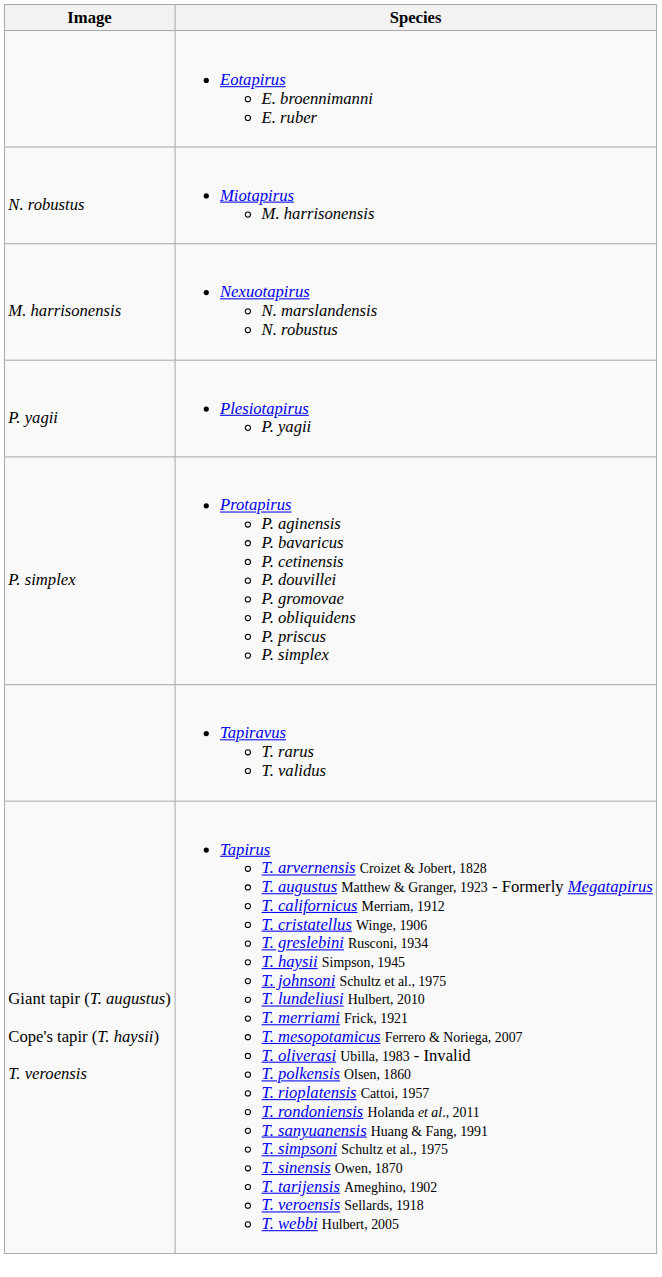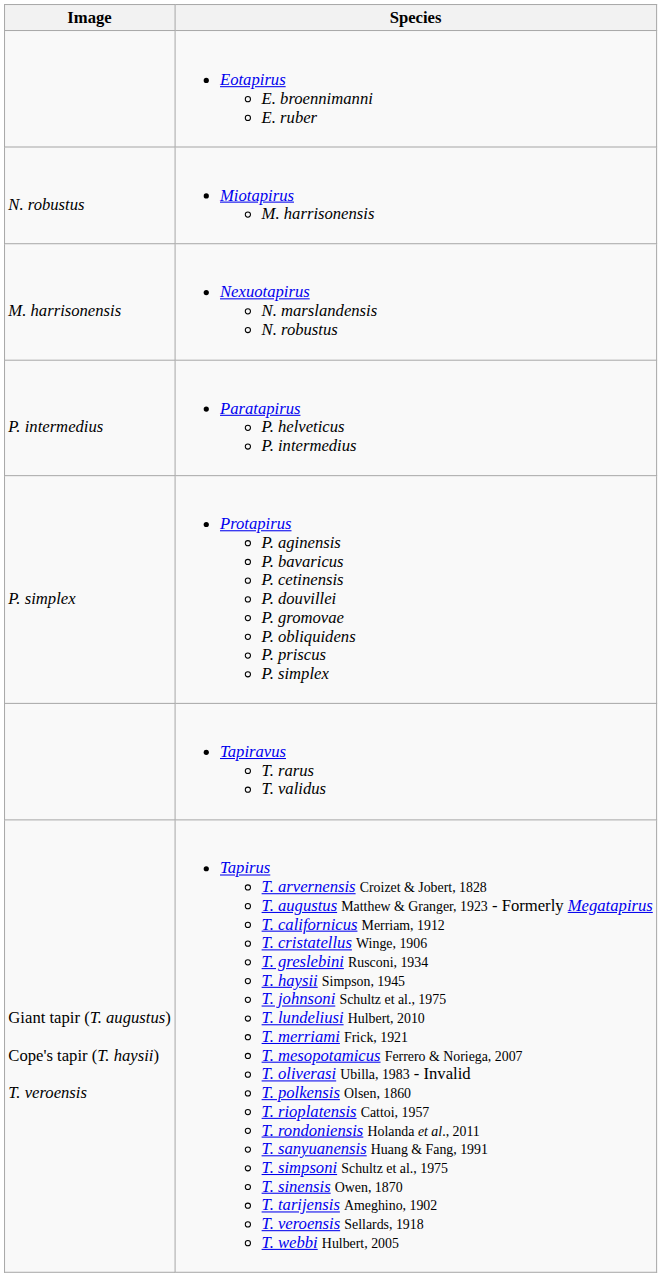+ row: (416, 427)
- row: (416, 418)
